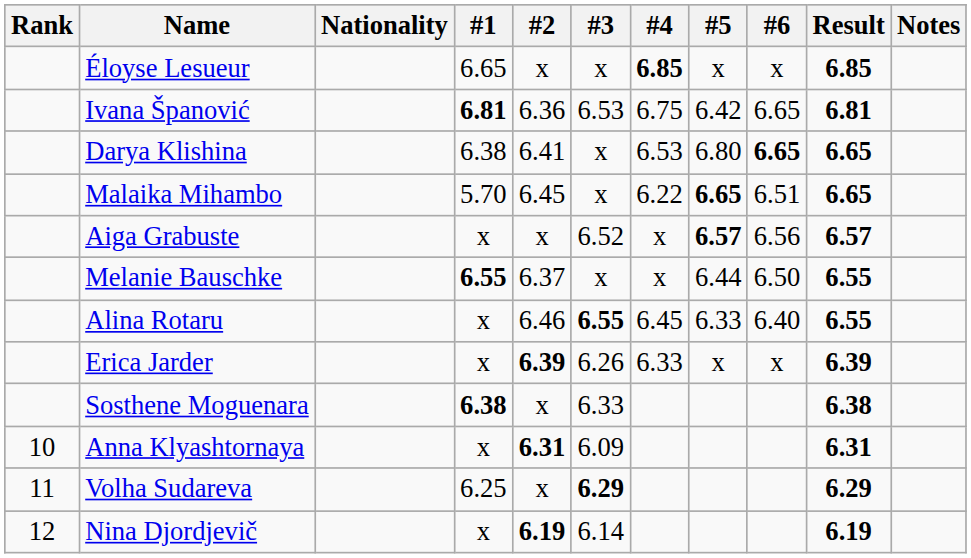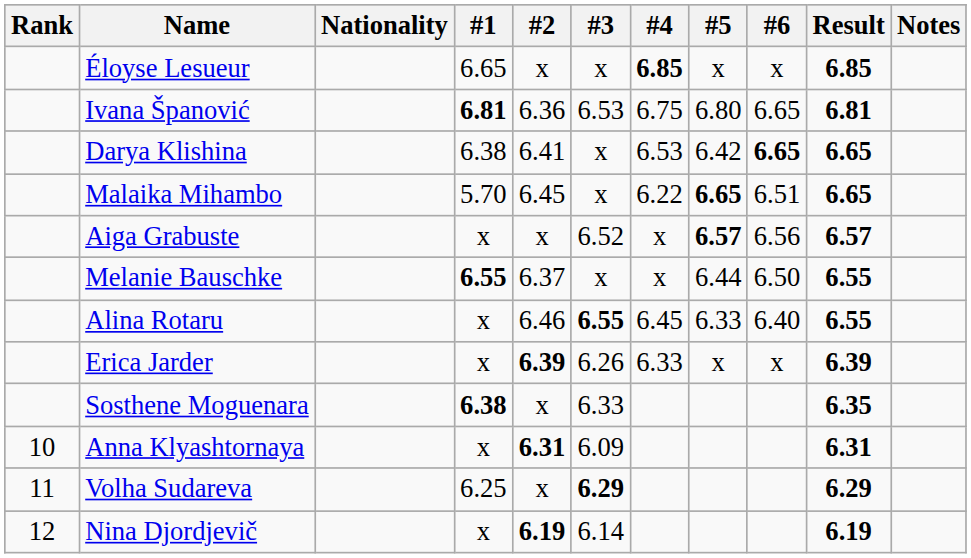(718, 109) 6.42 -> (718, 109) 6.80
(718, 151) 6.80 -> (718, 151) 6.42
(849, 404) 6.38 -> (849, 404) 6.35
